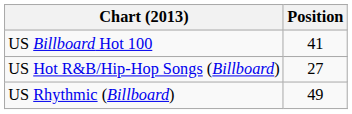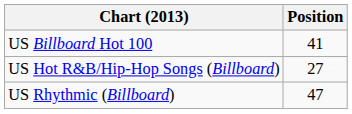(315, 95) 49 -> (315, 95) 47
